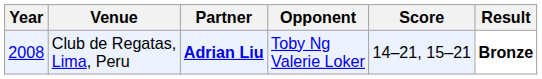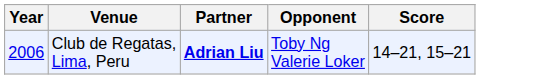- column: (506, 18)
(26, 52) 2008 -> (26, 52) 2006
